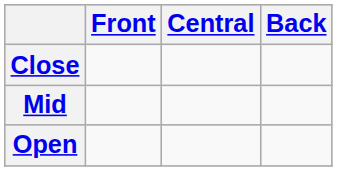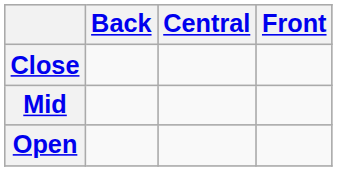columns swapped: (123, 24) <-> (296, 24)
